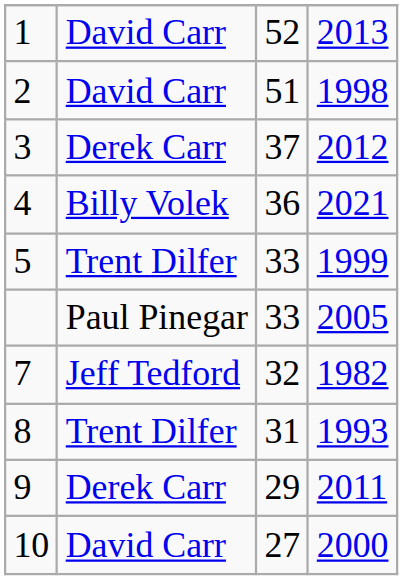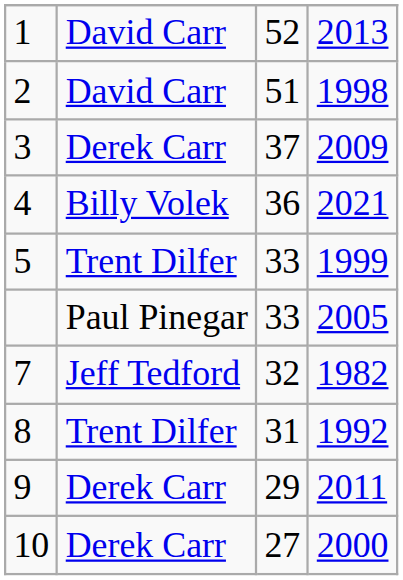(353, 146) 2012 -> (353, 146) 2009
(353, 430) 1993 -> (353, 430) 1992
(146, 544) David Carr -> (146, 544) Derek Carr
